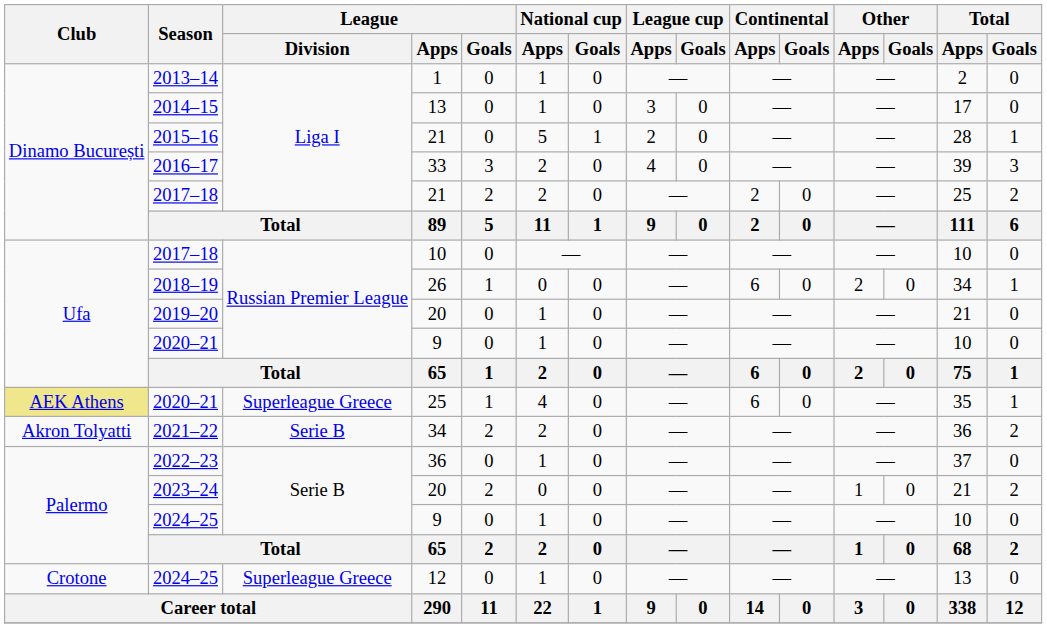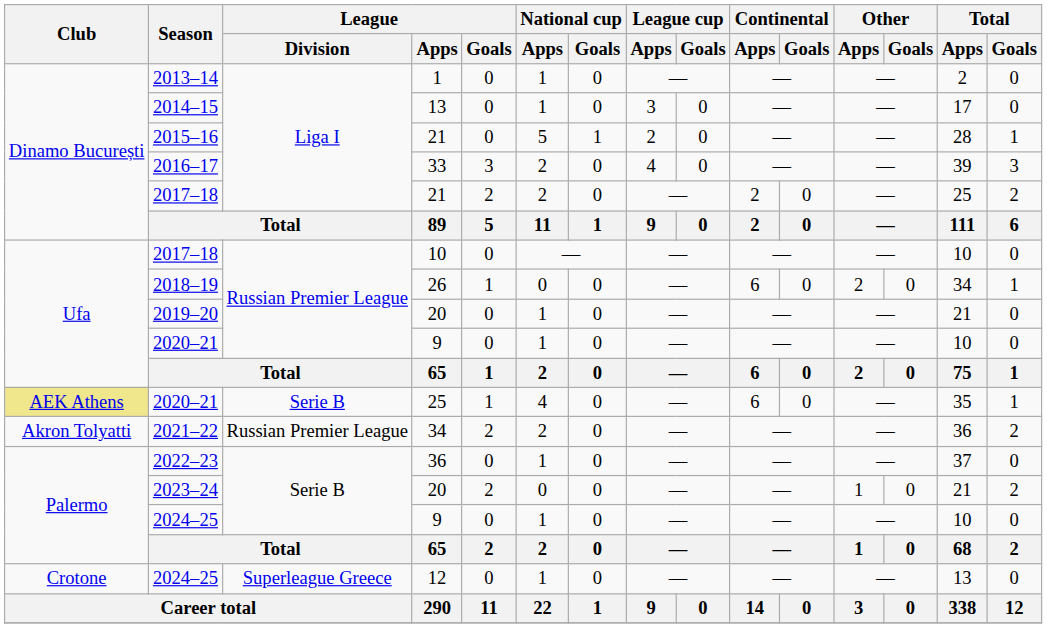(317, 401) Superleague Greece -> (317, 401) Serie B
(317, 431) Serie B -> (317, 431) Russian Premier League
